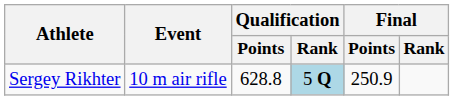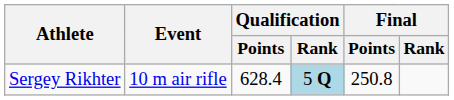(261, 79) 628.8 -> (261, 79) 628.4
(372, 79) 250.9 -> (372, 79) 250.8
